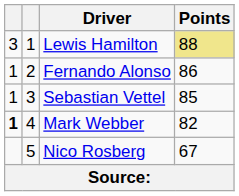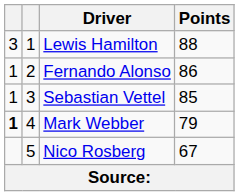(188, 44) khaki background -> (188, 44) no background
(188, 124) 82 -> (188, 124) 79
